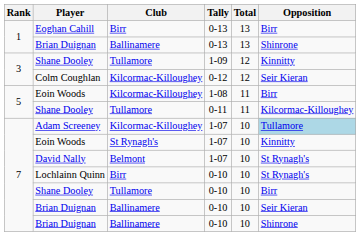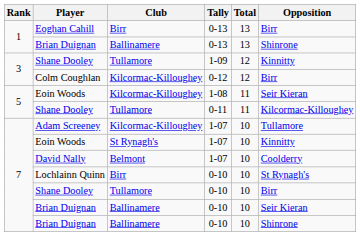(284, 77) Seir Kieran -> (269, 77) Birr
(269, 93) Birr -> (284, 93) Seir Kieran
(282, 126) lightblue background -> (282, 126) no background
(285, 158) St Rynagh's -> (282, 158) Coolderry
